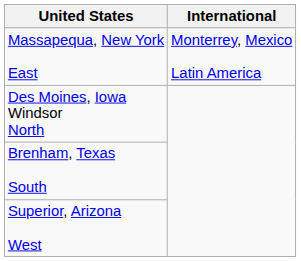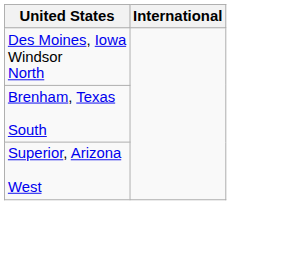- row: (86, 56)
